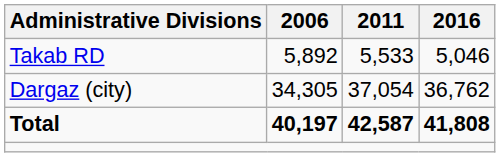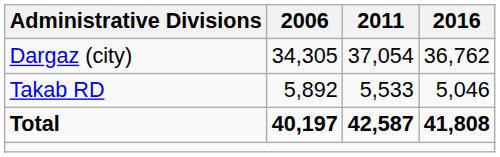rows swapped: (57, 55) <-> (71, 90)
